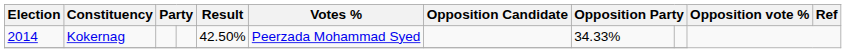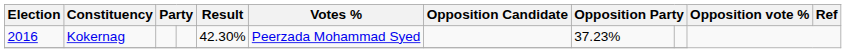(23, 36) 2014 -> (23, 36) 2016
(222, 36) 42.50% -> (222, 36) 42.30%
(597, 36) 34.33% -> (597, 36) 37.23%
